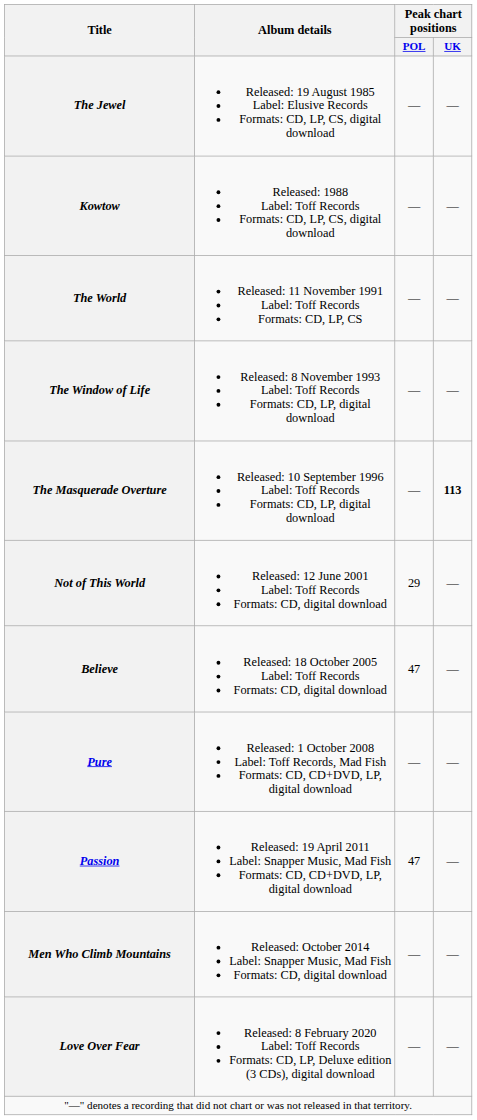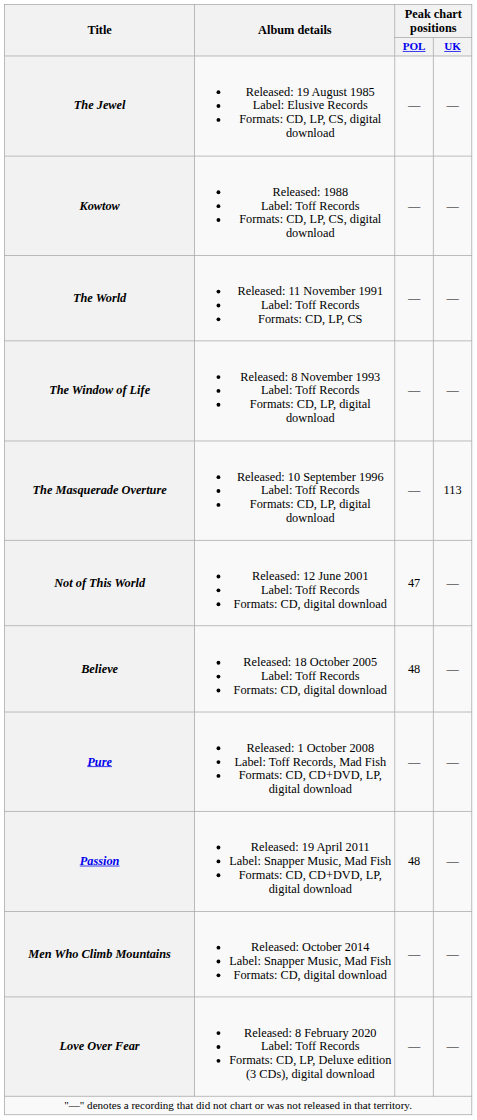(453, 490) bold -> (453, 490) normal
(414, 583) 29 -> (414, 583) 47
(414, 669) 47 -> (414, 669) 48
(414, 861) 47 -> (414, 861) 48
